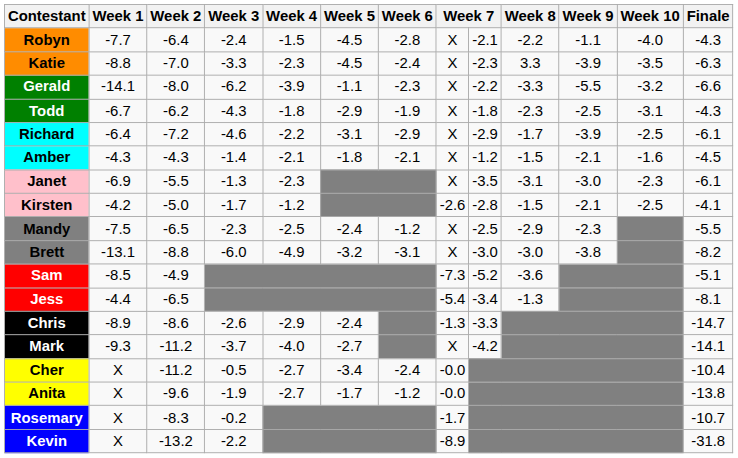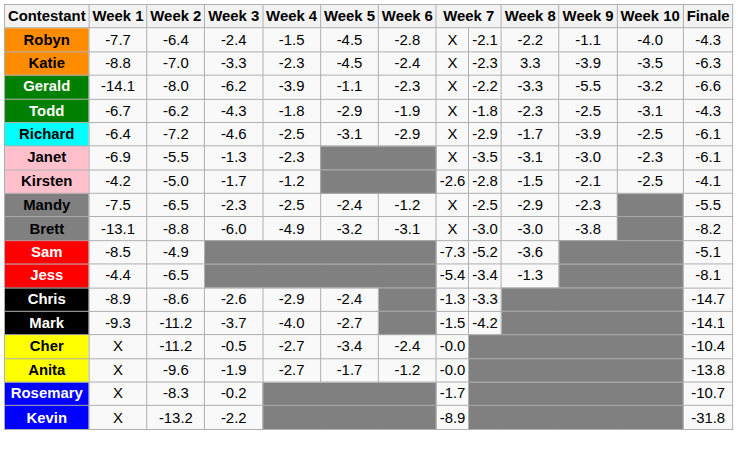(292, 134) -2.2 -> (292, 134) -2.5
- row: (47, 157)
(453, 346) X -> (453, 323) -1.5
